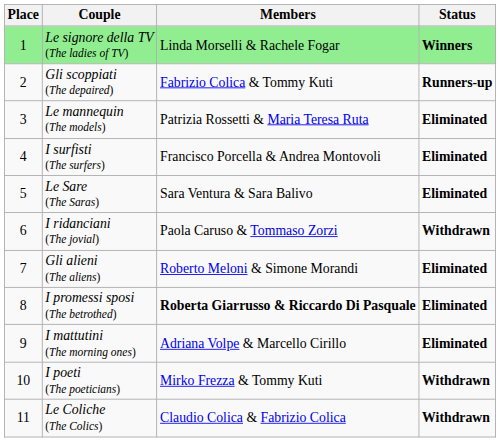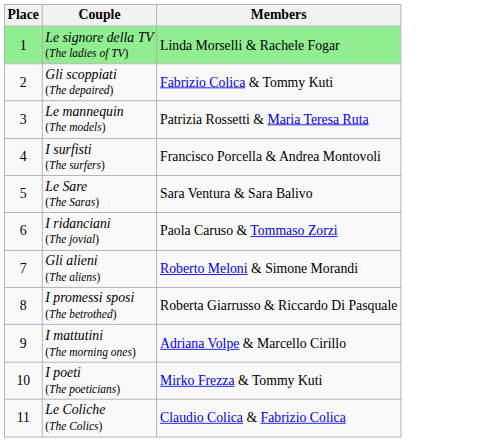- column: (457, 15)
(288, 306) bold -> (279, 306) normal
